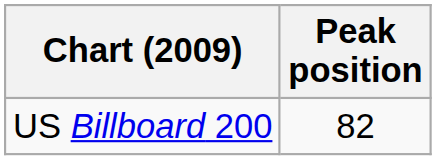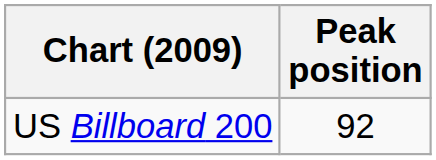(356, 125) 82 -> (356, 125) 92
